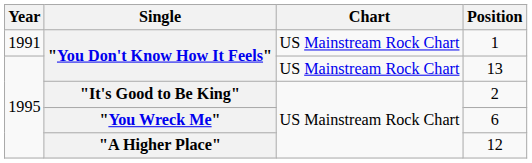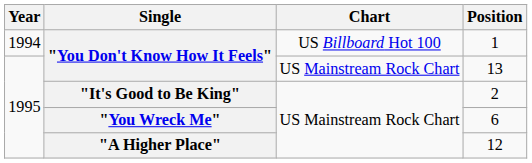(24, 42) 1991 -> (24, 42) 1994
(369, 42) US Mainstream Rock Chart -> (369, 42) US Billboard Hot 100
